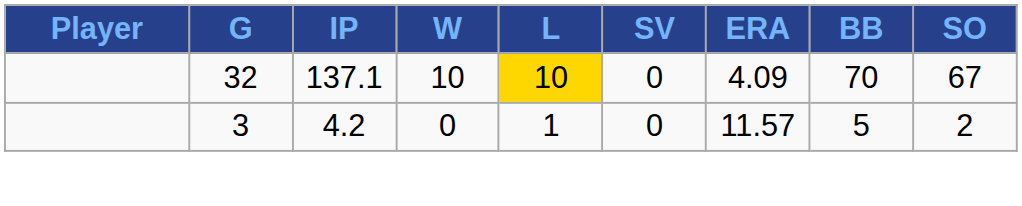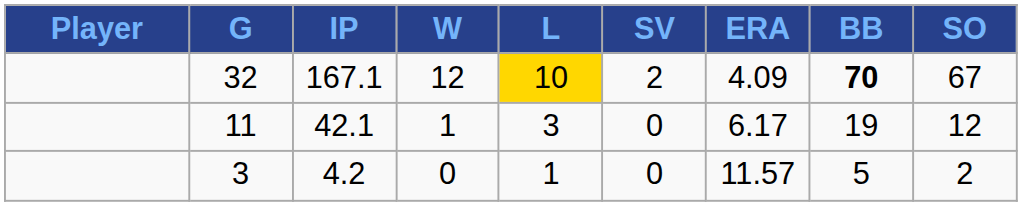(344, 77) 137.1 -> (344, 77) 167.1
(448, 77) 10 -> (448, 77) 12
(654, 77) 0 -> (654, 77) 2
(861, 77) normal -> (861, 77) bold
+ row: (241, 126)
